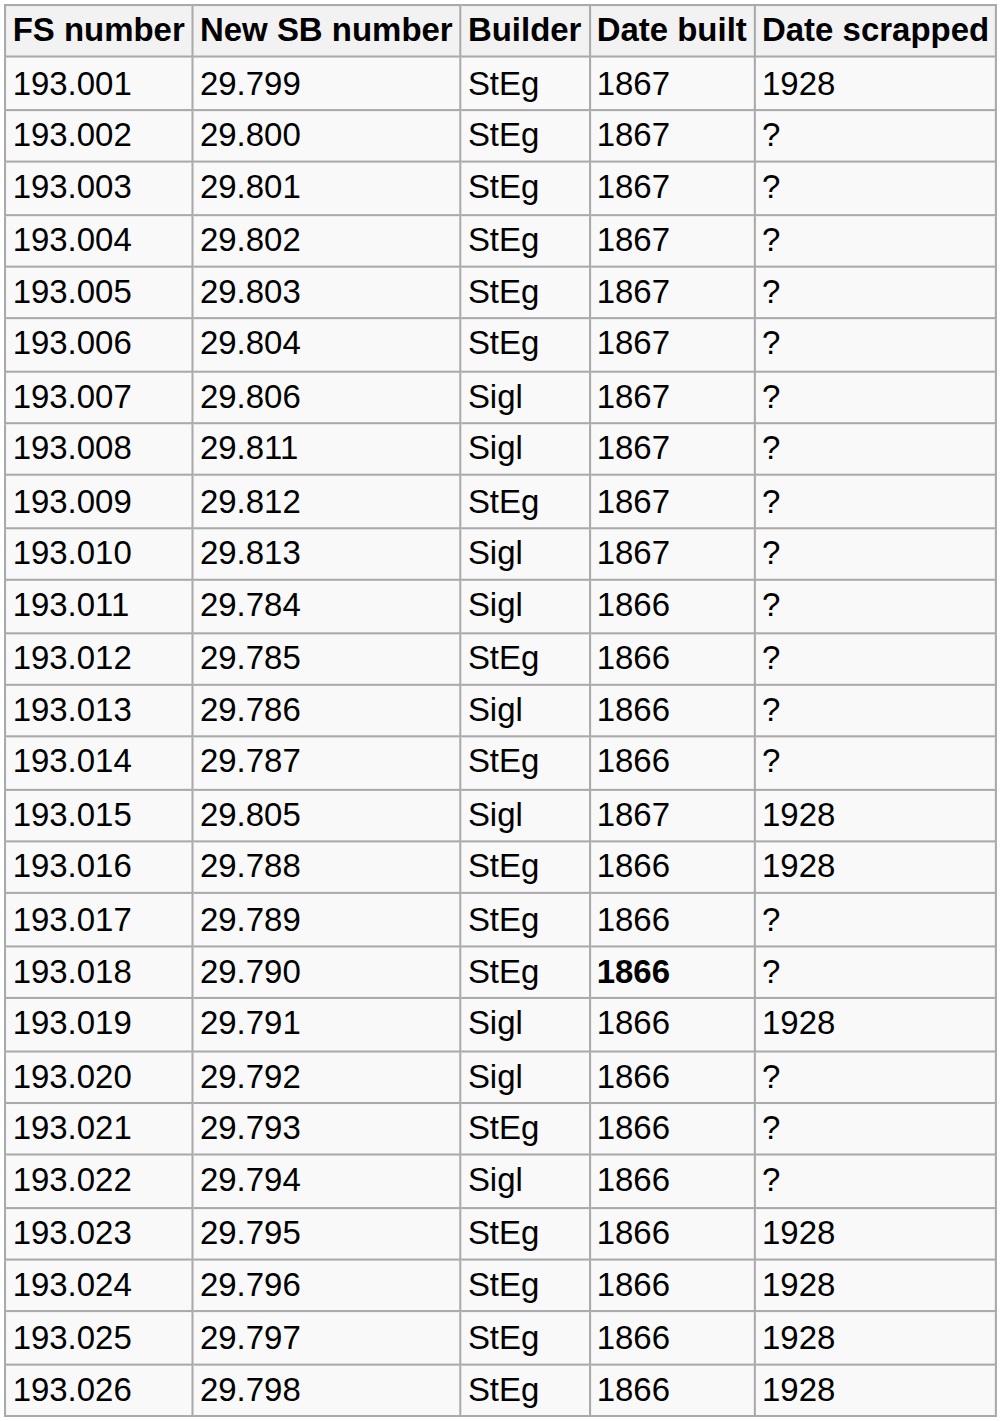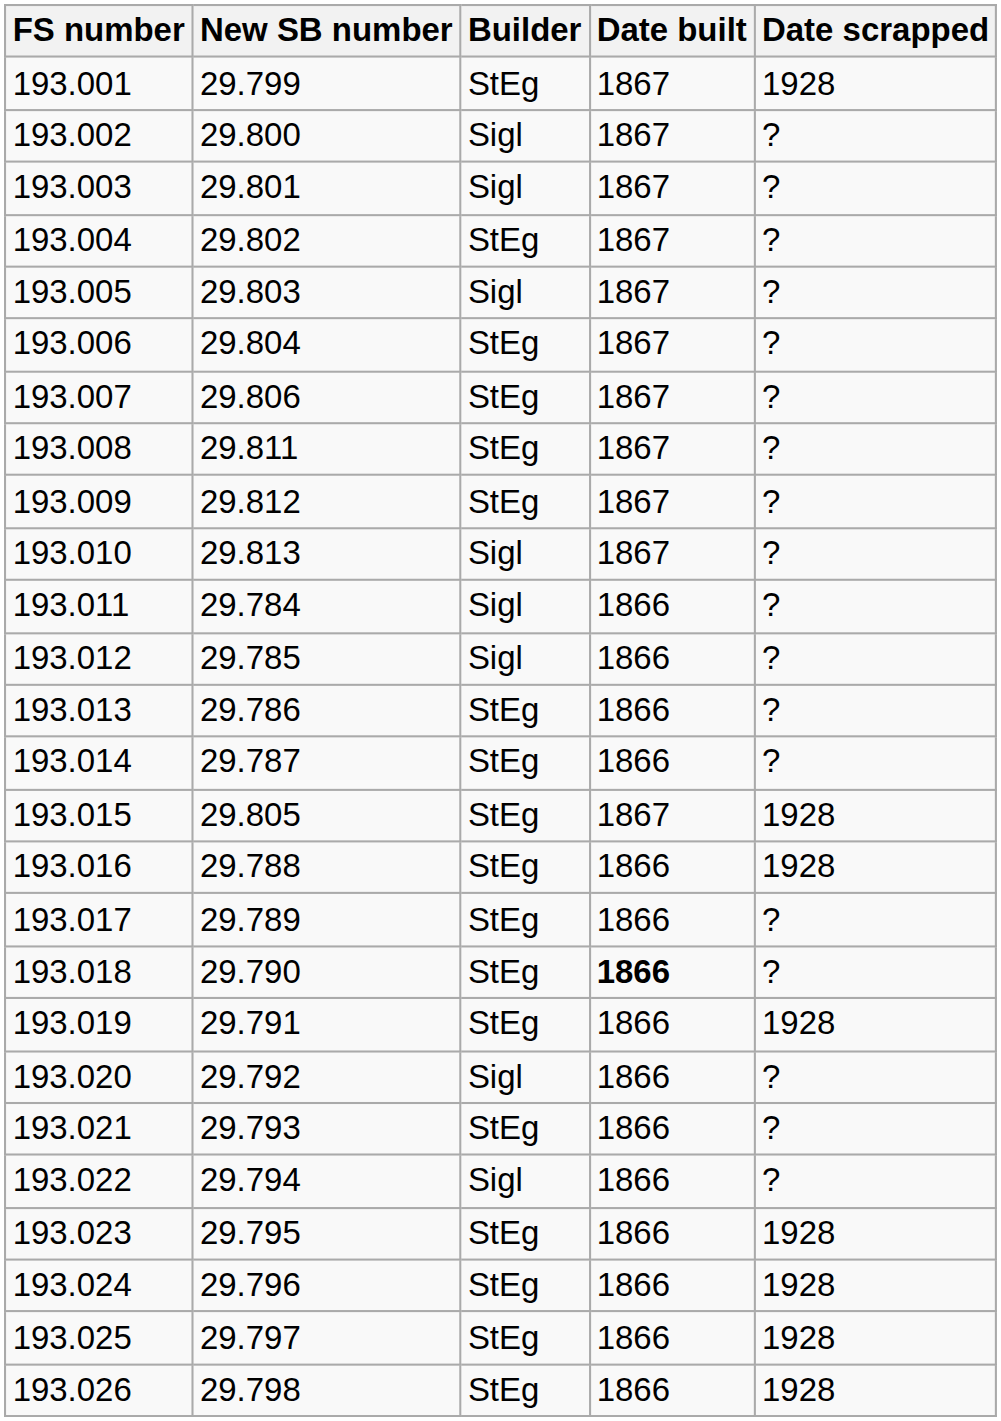(504, 135) StEg -> (495, 135) Sigl
(504, 187) StEg -> (495, 187) Sigl
(504, 291) StEg -> (495, 291) Sigl
(495, 396) Sigl -> (504, 396) StEg
(495, 448) Sigl -> (504, 448) StEg
(504, 657) StEg -> (495, 657) Sigl
(495, 710) Sigl -> (504, 710) StEg
(495, 814) Sigl -> (504, 814) StEg
(495, 1023) Sigl -> (504, 1023) StEg
